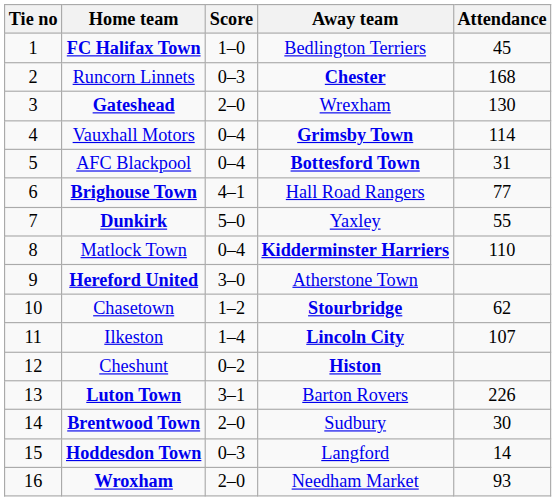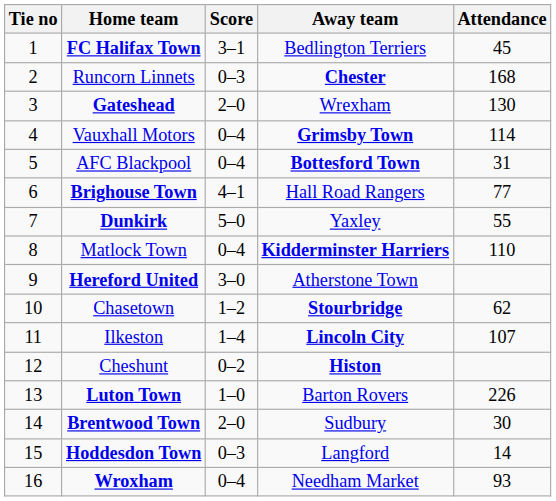(231, 47) 1–0 -> (231, 47) 3–1
(231, 395) 3–1 -> (231, 395) 1–0
(231, 481) 2–0 -> (231, 481) 0–4
